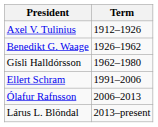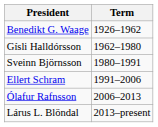- row: (41, 29)
+ row: (44, 63)
